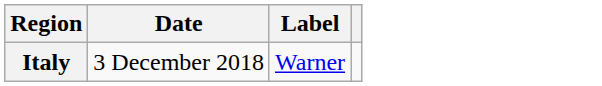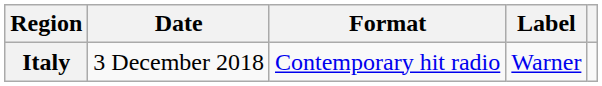+ column: (388, 23)
